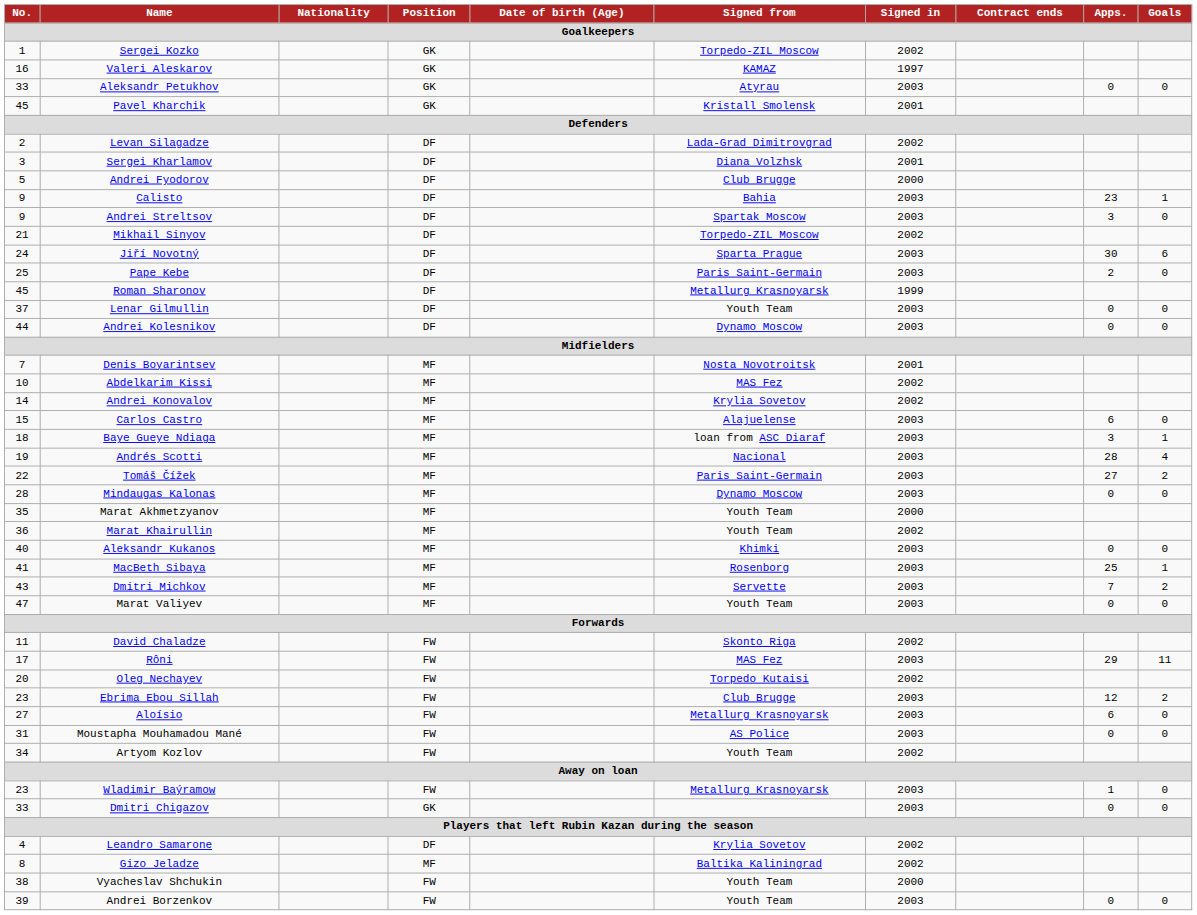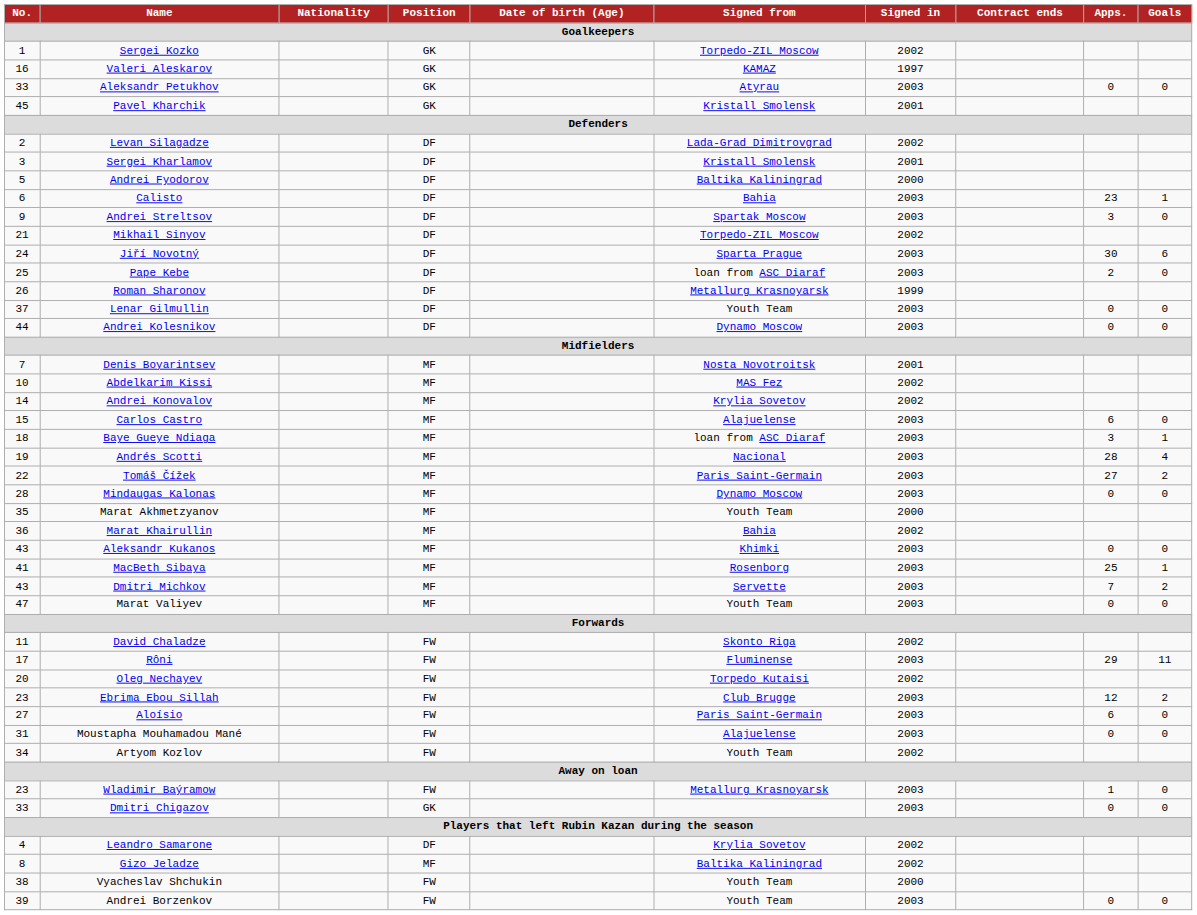(759, 161) Diana Volzhsk -> (759, 161) Kristall Smolensk
(759, 180) Club Brugge -> (759, 180) Baltika Kaliningrad
(22, 198) 9 -> (22, 198) 6
(759, 272) Paris Saint-Germain -> (759, 272) loan from ASC Diaraf
(22, 291) 45 -> (22, 291) 26
(759, 531) Youth Team -> (759, 531) Bahia
(22, 549) 40 -> (22, 549) 43
(759, 660) MAS Fez -> (759, 660) Fluminense
(759, 716) Metallurg Krasnoyarsk -> (759, 716) Paris Saint-Germain
(759, 734) AS Police -> (759, 734) Alajuelense
